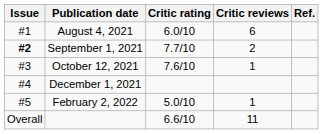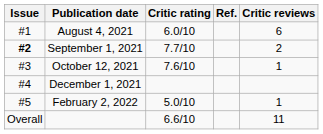columns swapped: (252, 13) <-> (305, 13)
